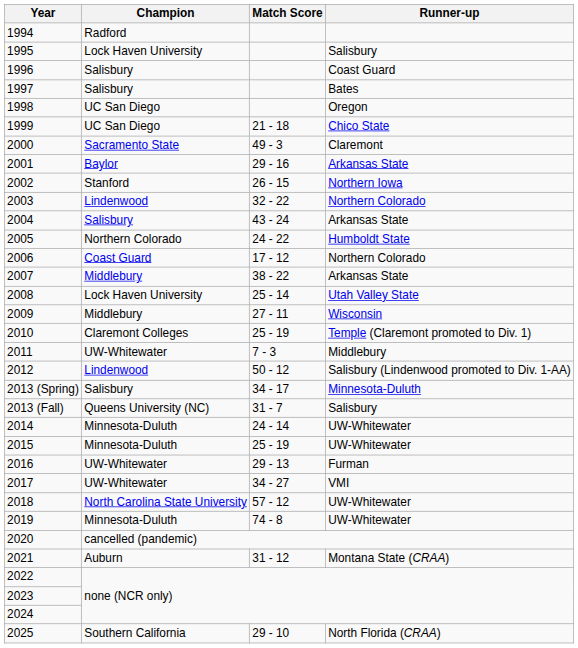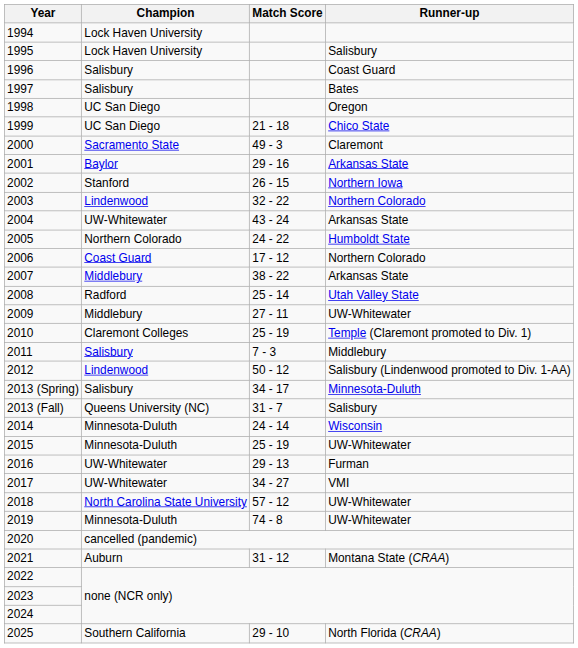(105, 32) Radford -> (143, 32) Lock Haven University
(109, 220) Salisbury -> (126, 220) UW-Whitewater
(143, 295) Lock Haven University -> (105, 295) Radford
(355, 314) Wisconsin -> (369, 314) UW-Whitewater
(126, 351) UW-Whitewater -> (109, 351) Salisbury
(369, 426) UW-Whitewater -> (355, 426) Wisconsin
